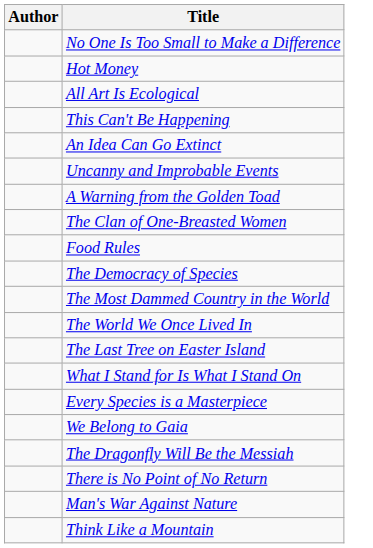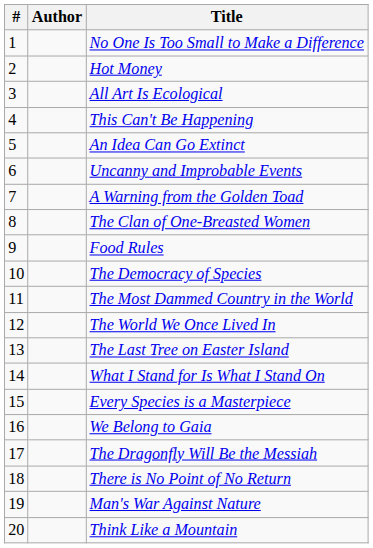+ column: (16, 17)
